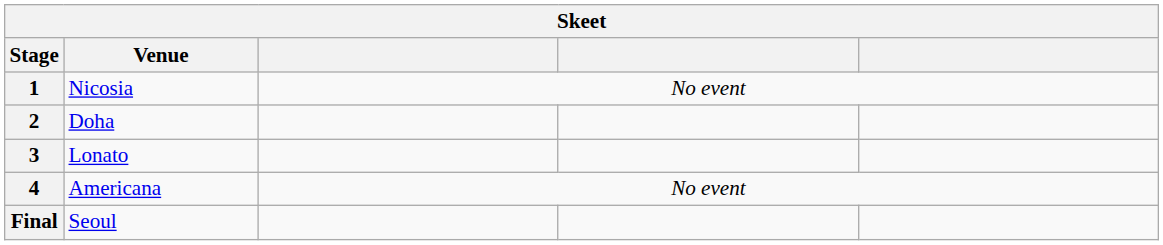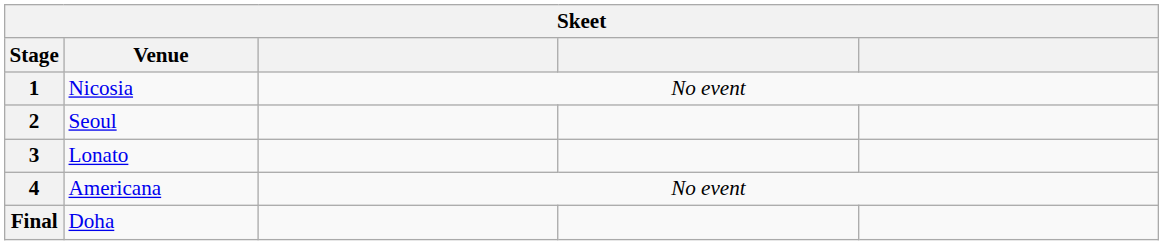(91, 121) Doha -> (93, 121) Seoul
(93, 222) Seoul -> (91, 222) Doha
